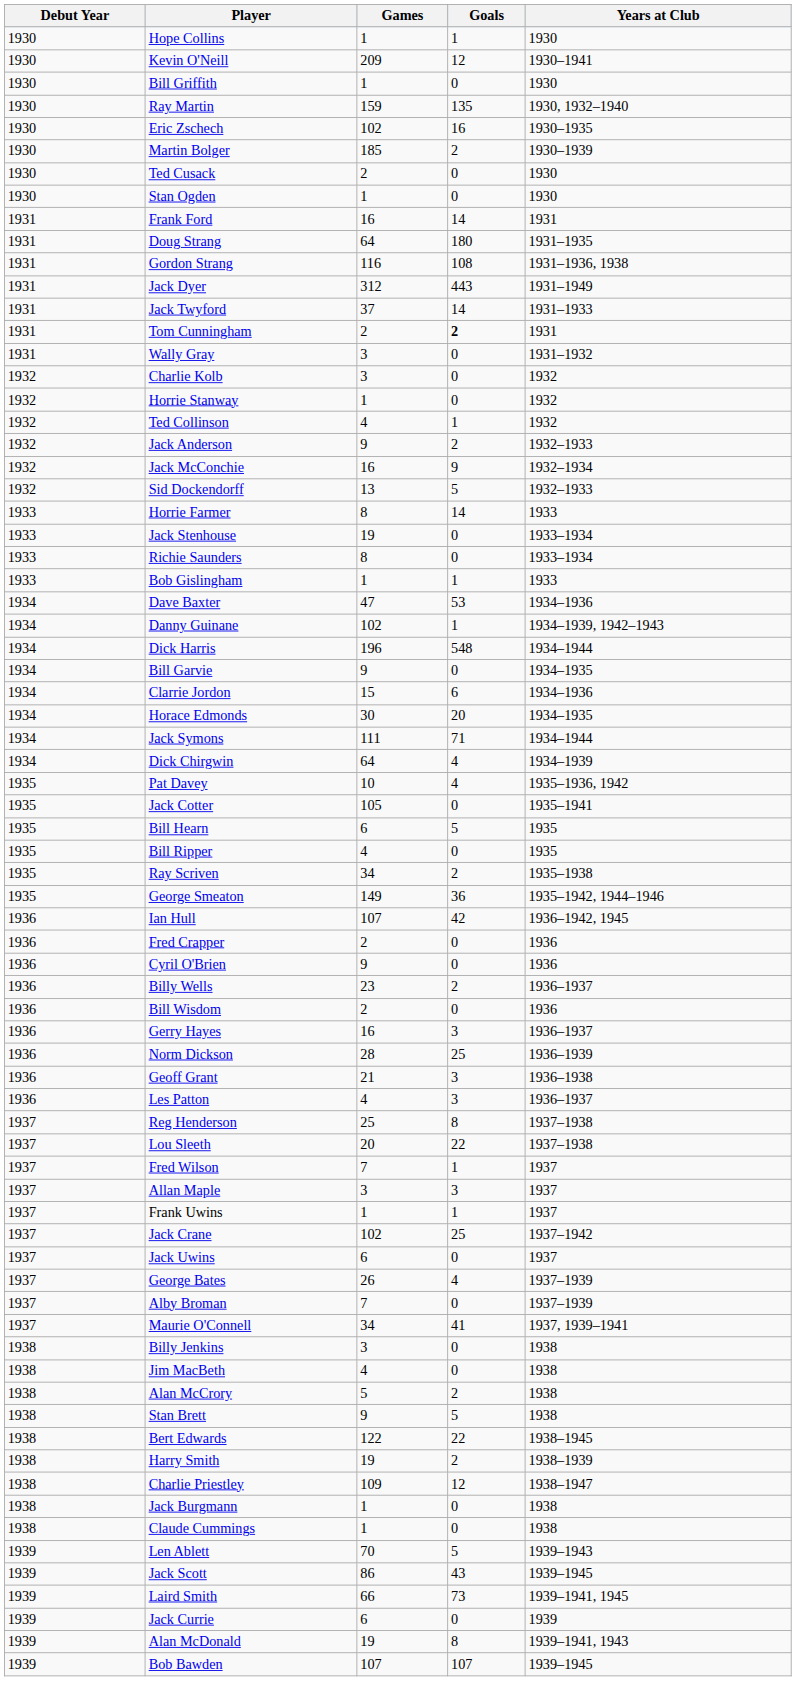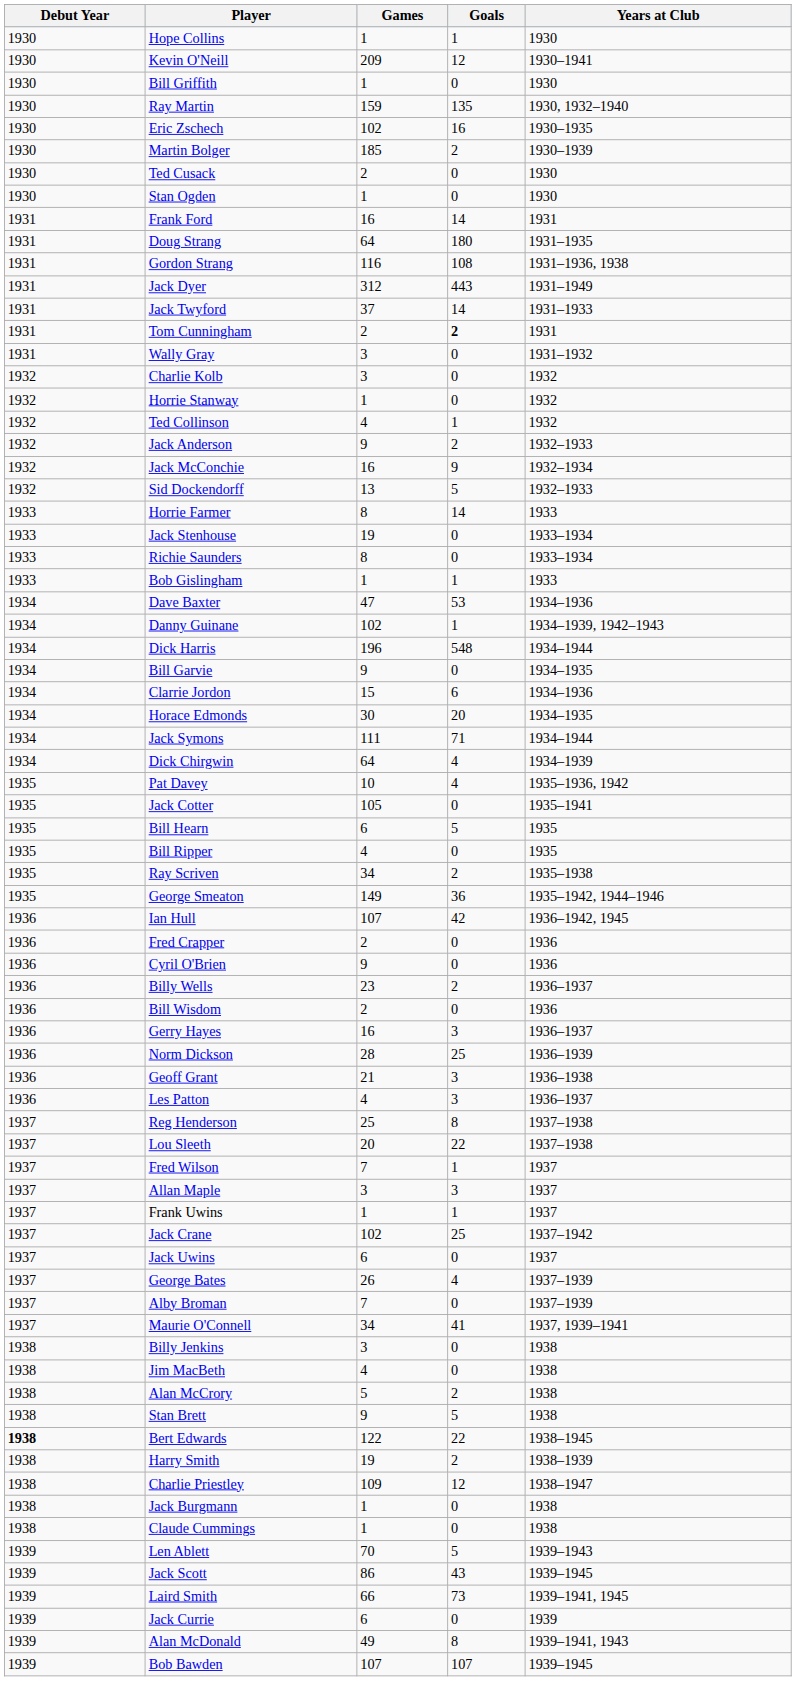(22, 1438) normal -> (22, 1438) bold
(367, 1641) 19 -> (367, 1641) 49
